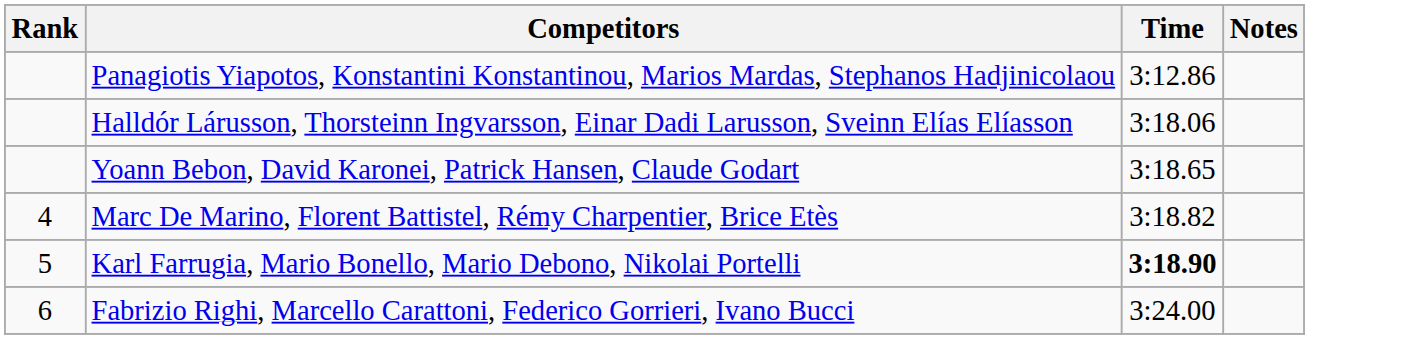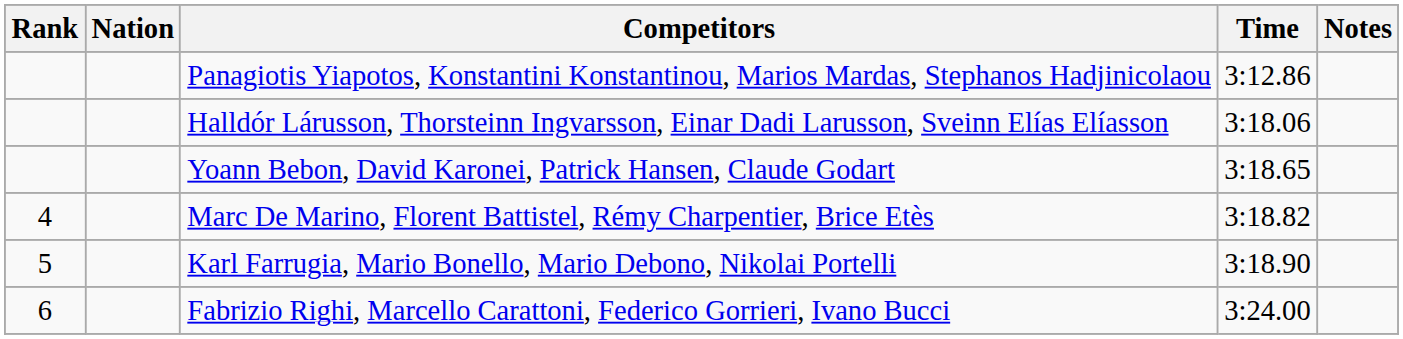+ column: (133, 28)
(1172, 263) bold -> (1267, 263) normal
